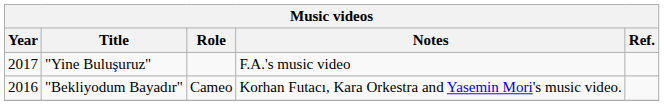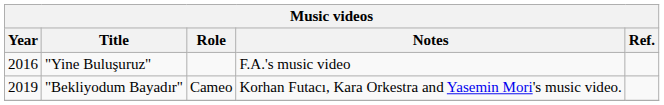(23, 64) 2017 -> (23, 64) 2016
(23, 87) 2016 -> (23, 87) 2019
